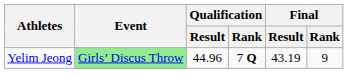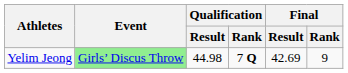(207, 58) 44.96 -> (207, 58) 44.98
(286, 58) 43.19 -> (286, 58) 42.69
